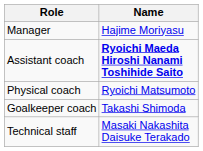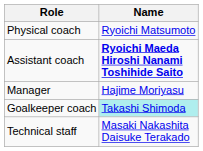rows swapped: (29, 30) <-> (44, 90)
(144, 108) no background -> (144, 108) paleturquoise background
